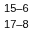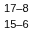rows swapped: (16, 9) <-> (16, 24)
